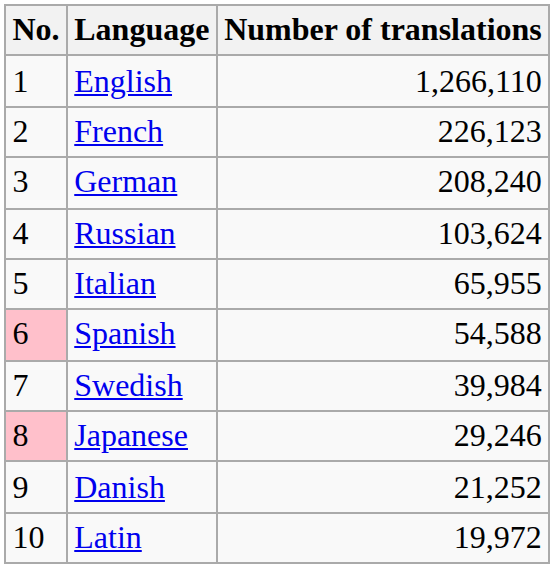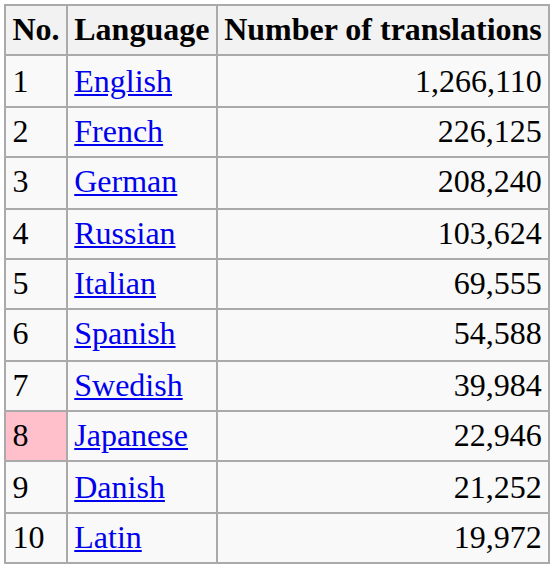(490, 131) 226,123 -> (490, 131) 226,125
(498, 283) 65,955 -> (498, 283) 69,555
(20, 334) pink background -> (20, 334) no background
(498, 435) 29,246 -> (498, 435) 22,946
